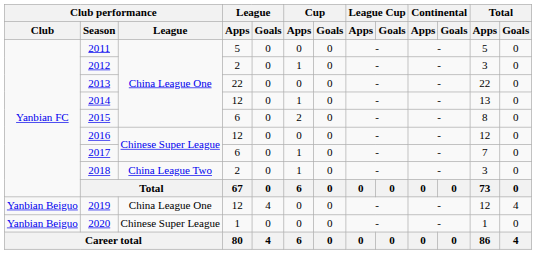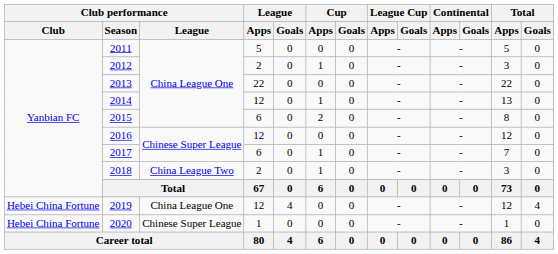(42, 205) Yanbian Beiguo -> (53, 205) Hebei China Fortune
(42, 223) Yanbian Beiguo -> (53, 223) Hebei China Fortune
